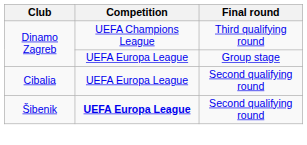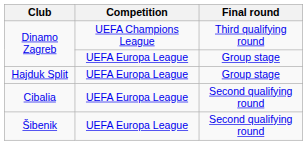+ row: (40, 74)
(137, 109) bold -> (137, 126) normal
